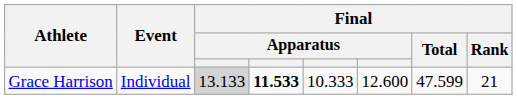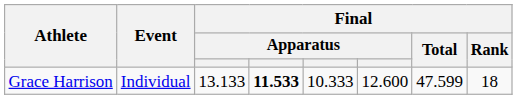(222, 81) lightgrey background -> (222, 81) no background
(490, 81) 21 -> (490, 81) 18
